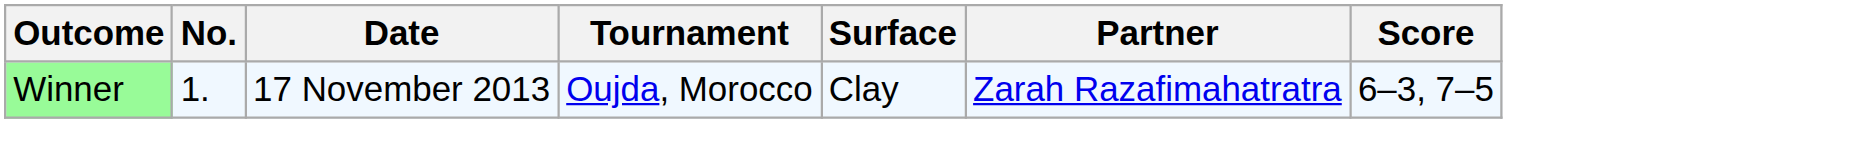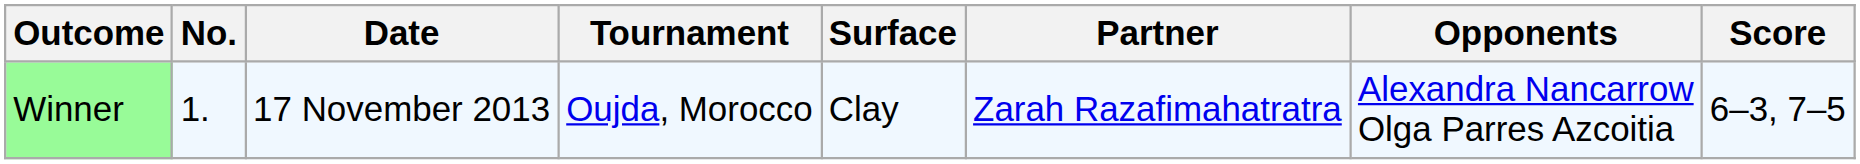+ column: (1526, 32)
